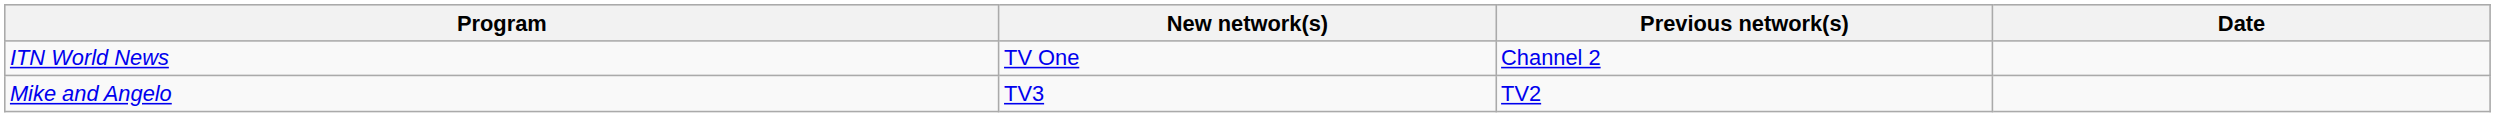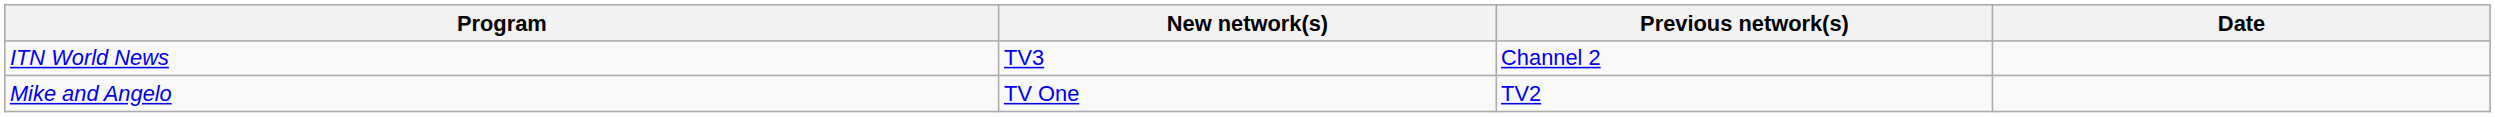(1042, 58) TV One -> (1024, 58) TV3
(1024, 93) TV3 -> (1042, 93) TV One
